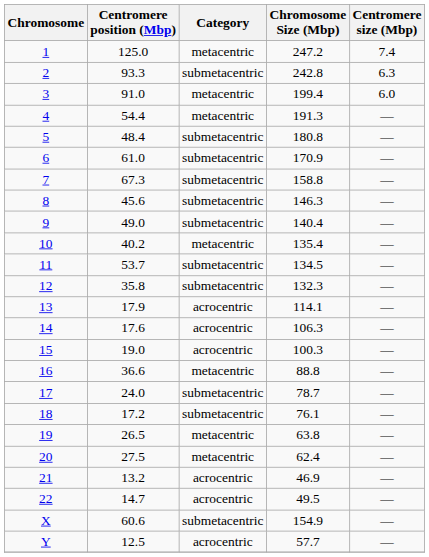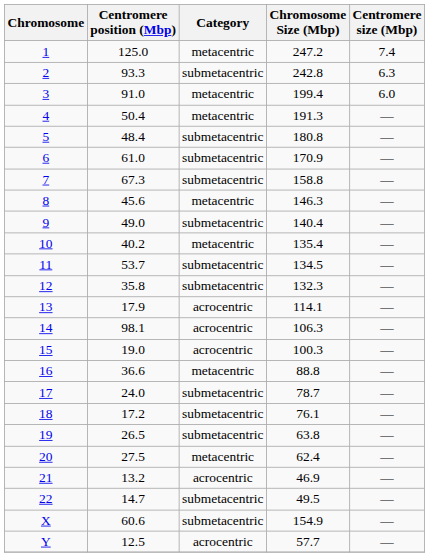(133, 115) 54.4 -> (133, 115) 50.4
(223, 200) submetacentric -> (223, 200) metacentric
(133, 328) 17.6 -> (133, 328) 98.1
(223, 435) metacentric -> (223, 435) submetacentric
(223, 499) acrocentric -> (223, 499) submetacentric
